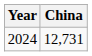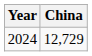(64, 39) 12,731 -> (64, 39) 12,729
